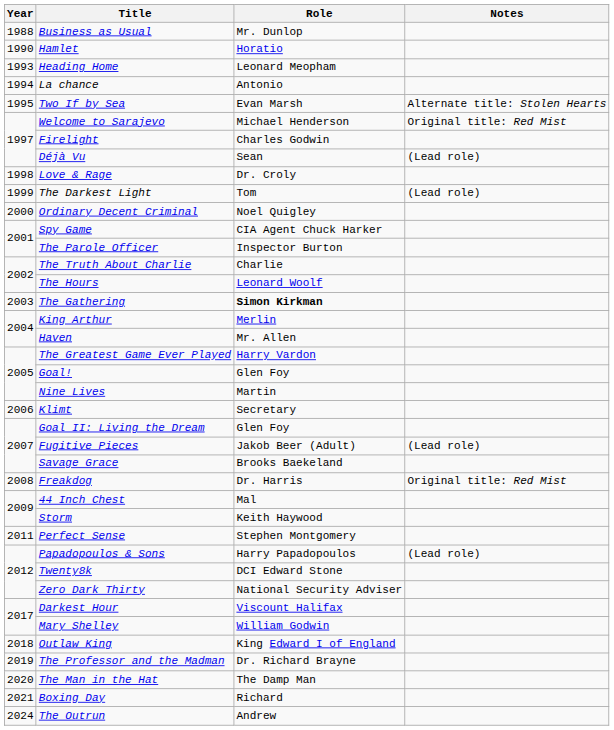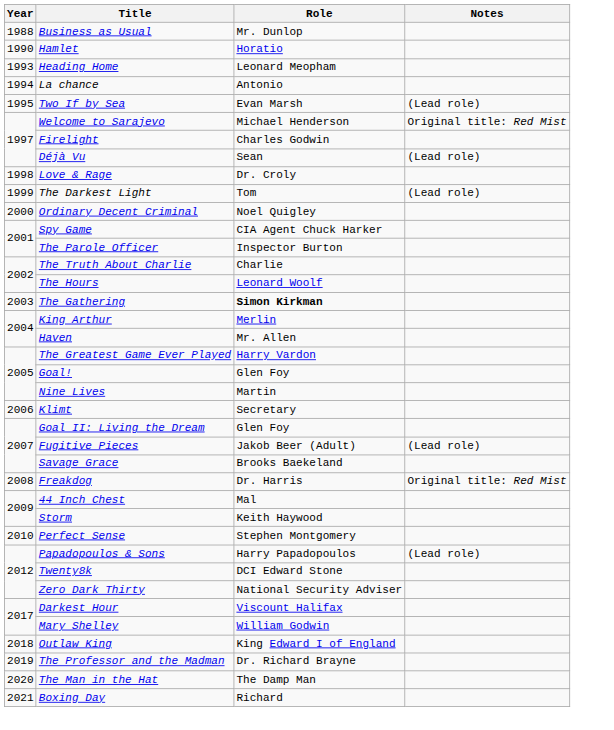(507, 103) Alternate title: Stolen Hearts -> (444, 103) (Lead role)
(20, 536) 2011 -> (20, 536) 2010
- row: (72, 716)
